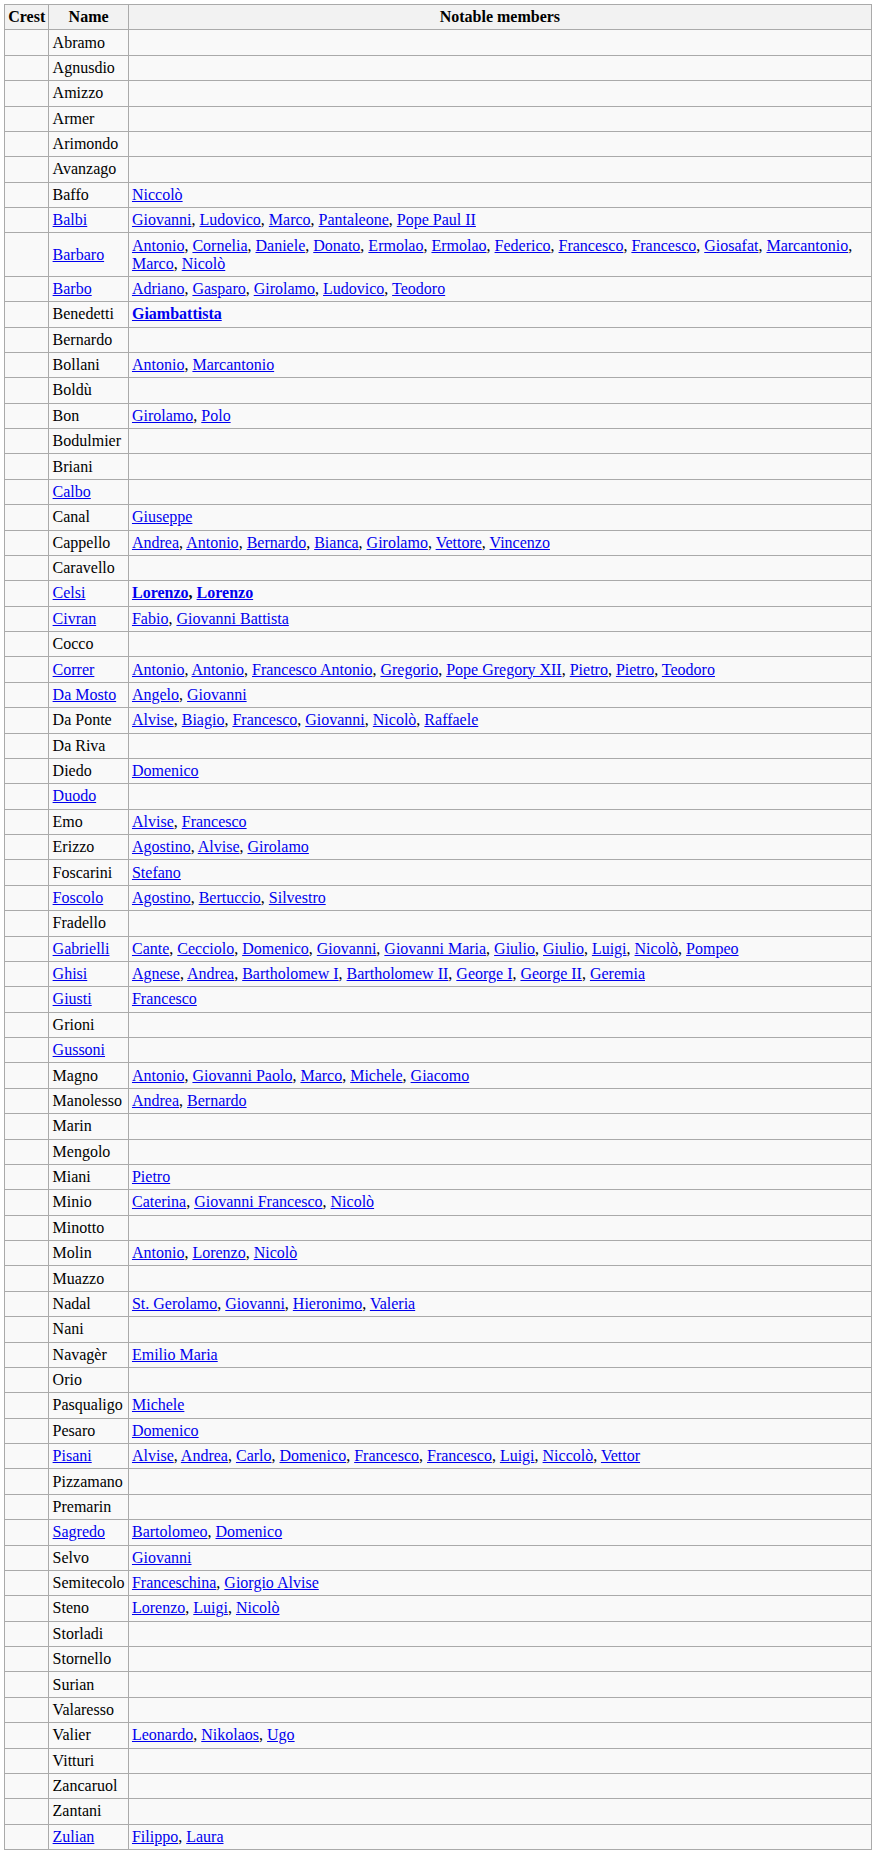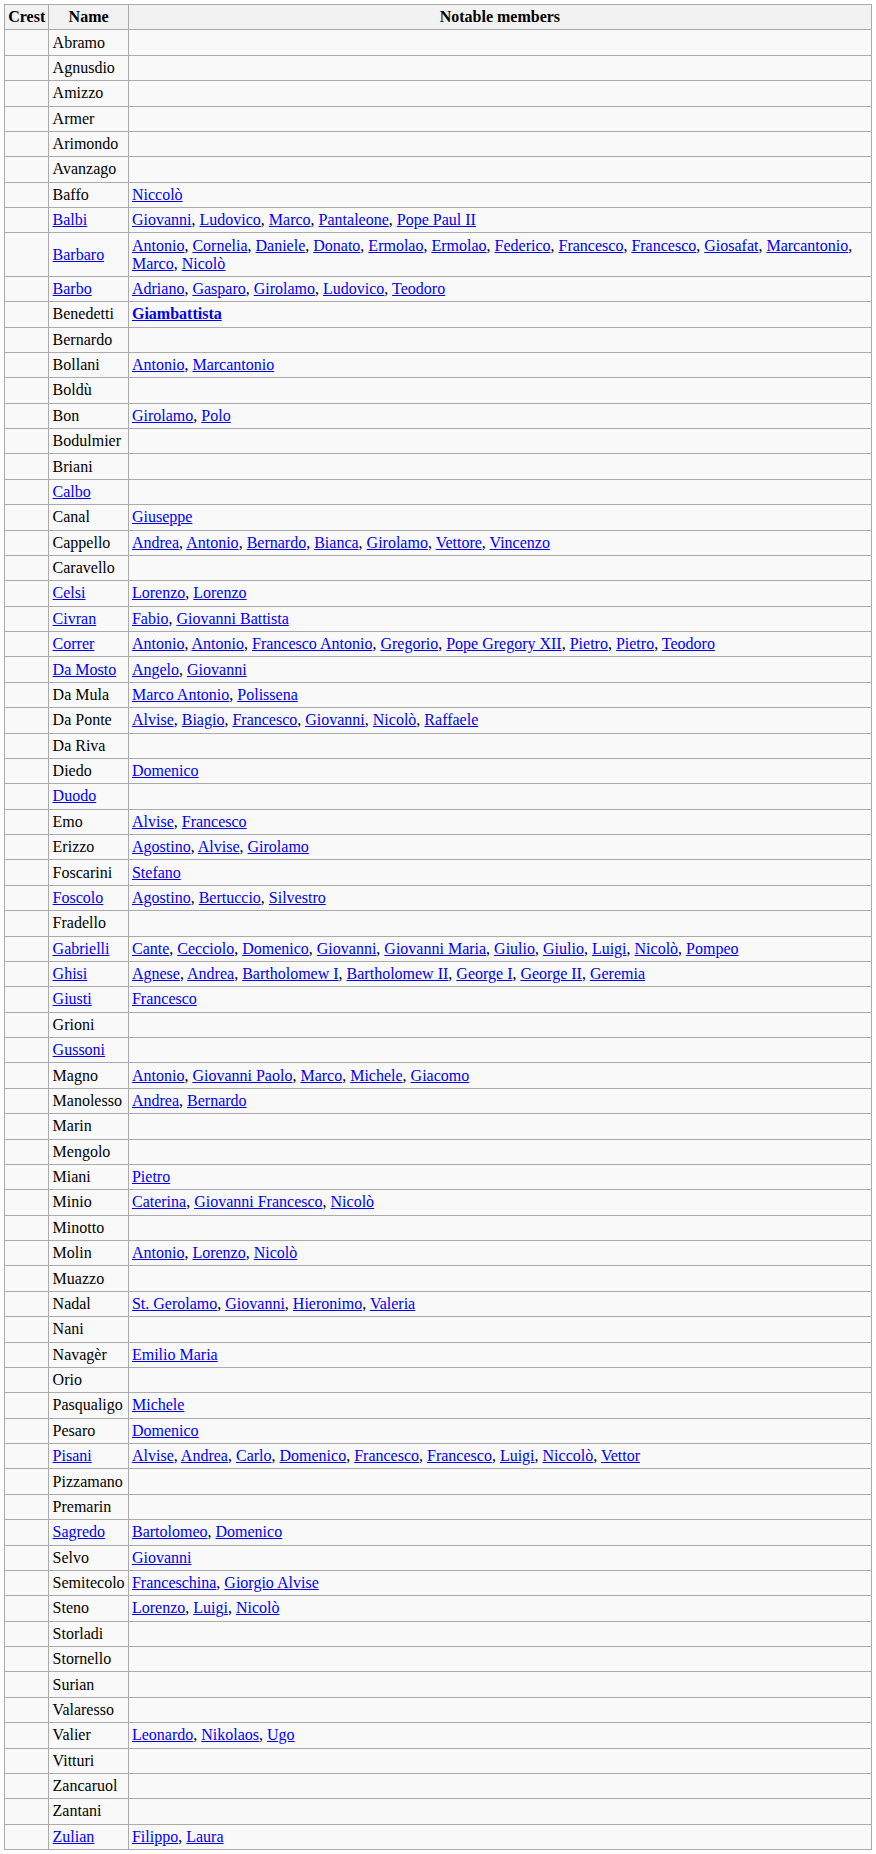(193, 593) bold -> (189, 593) normal
- row: (73, 644)
+ row: (81, 694)
